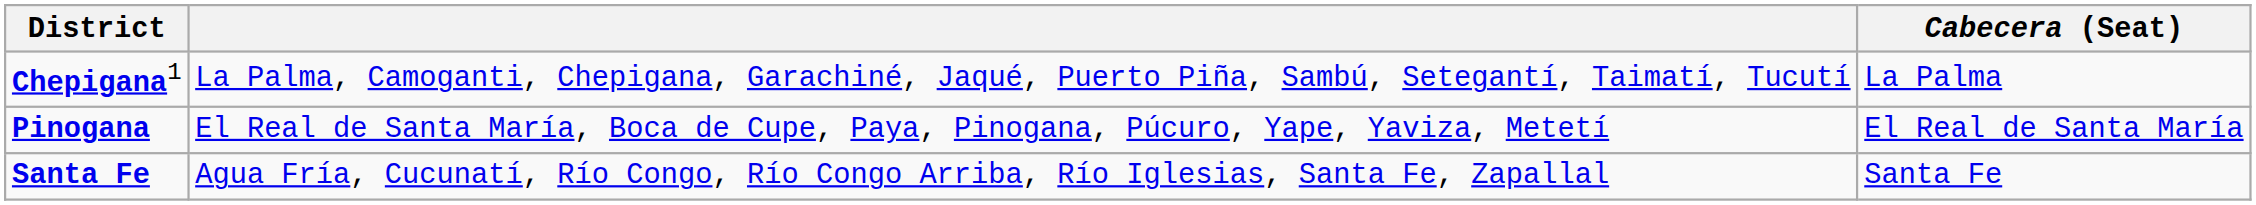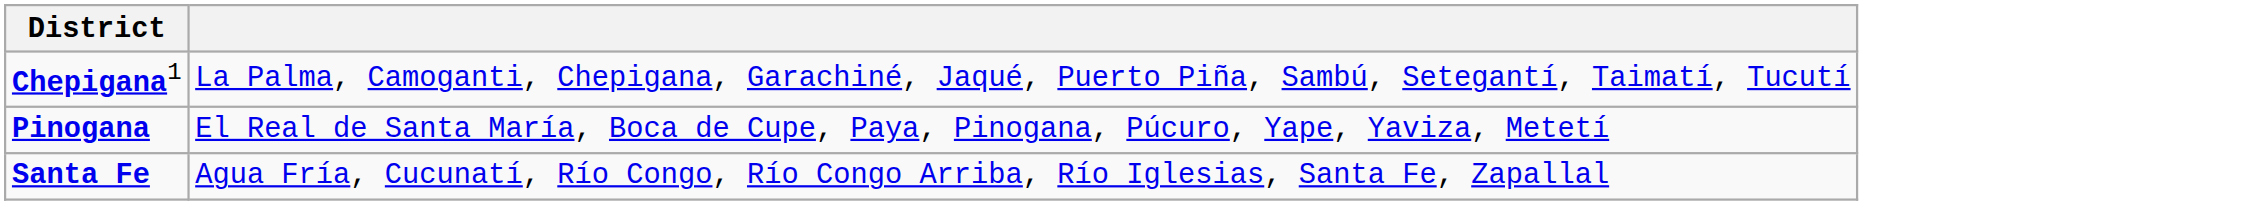- column: (2054, 29)
